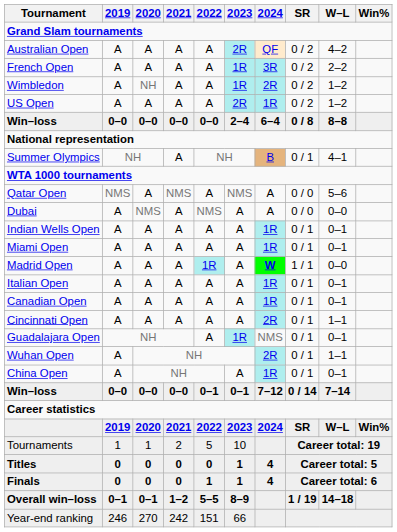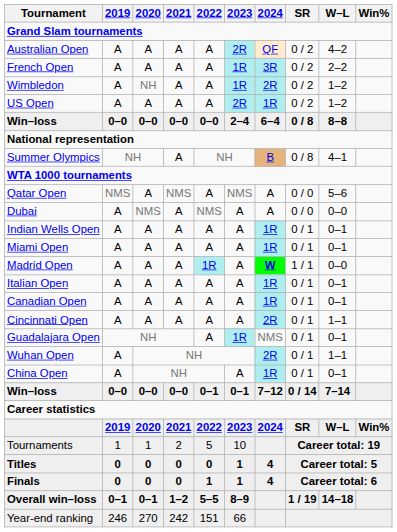(302, 157) 0 / 1 -> (302, 157) 0 / 8
